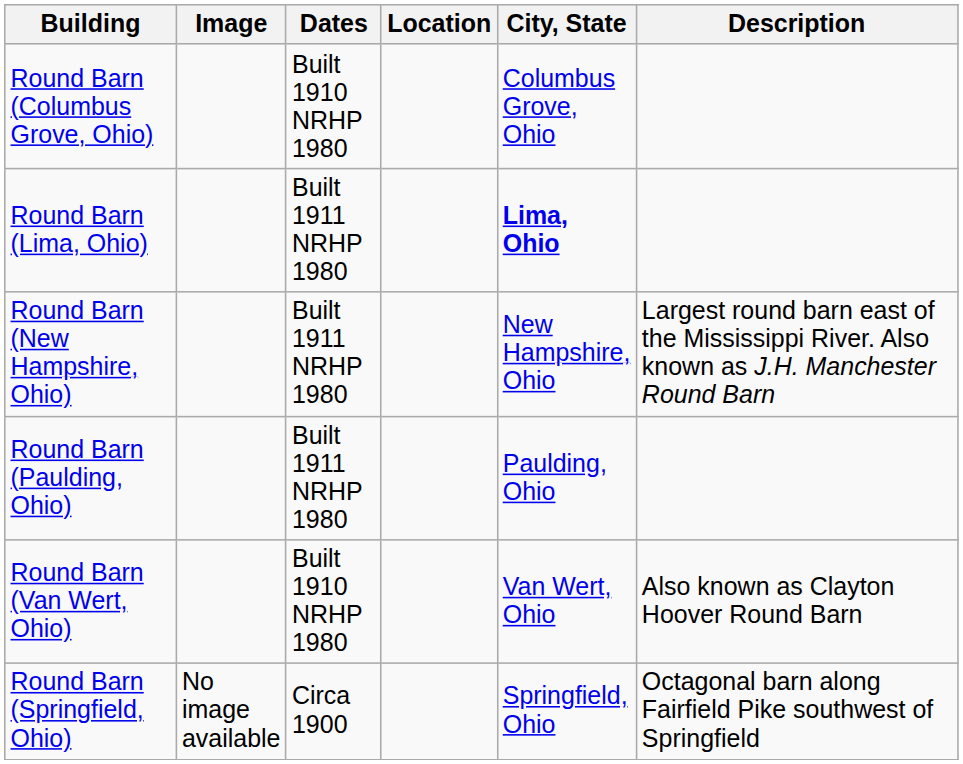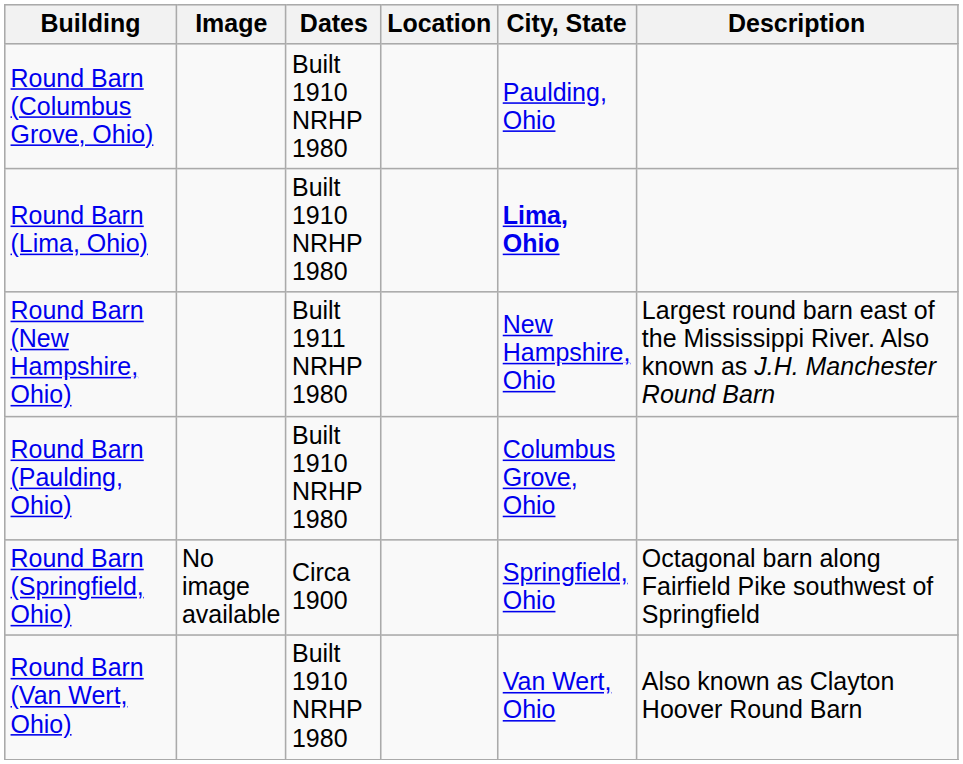(559, 105) Columbus Grove, Ohio -> (555, 105) Paulding, Ohio
(327, 229) Built 1911 NRHP 1980 -> (327, 229) Built 1910 NRHP 1980
(327, 477) Built 1911 NRHP 1980 -> (327, 477) Built 1910 NRHP 1980
(555, 477) Paulding, Ohio -> (559, 477) Columbus Grove, Ohio
rows swapped: (77, 601) <-> (77, 711)
